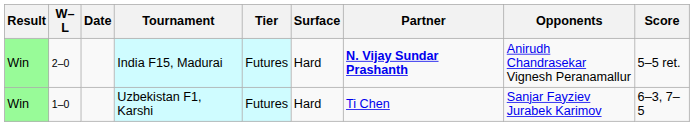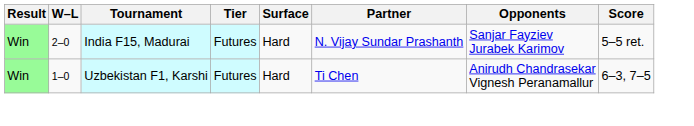- column: (98, 21)
(392, 63) bold -> (389, 41) normal
(569, 63) Anirudh Chandrasekar Vignesh Peranamallur -> (517, 41) Sanjar Fayziev Jurabek Karimov
(554, 104) Sanjar Fayziev Jurabek Karimov -> (532, 75) Anirudh Chandrasekar Vignesh Peranamallur
